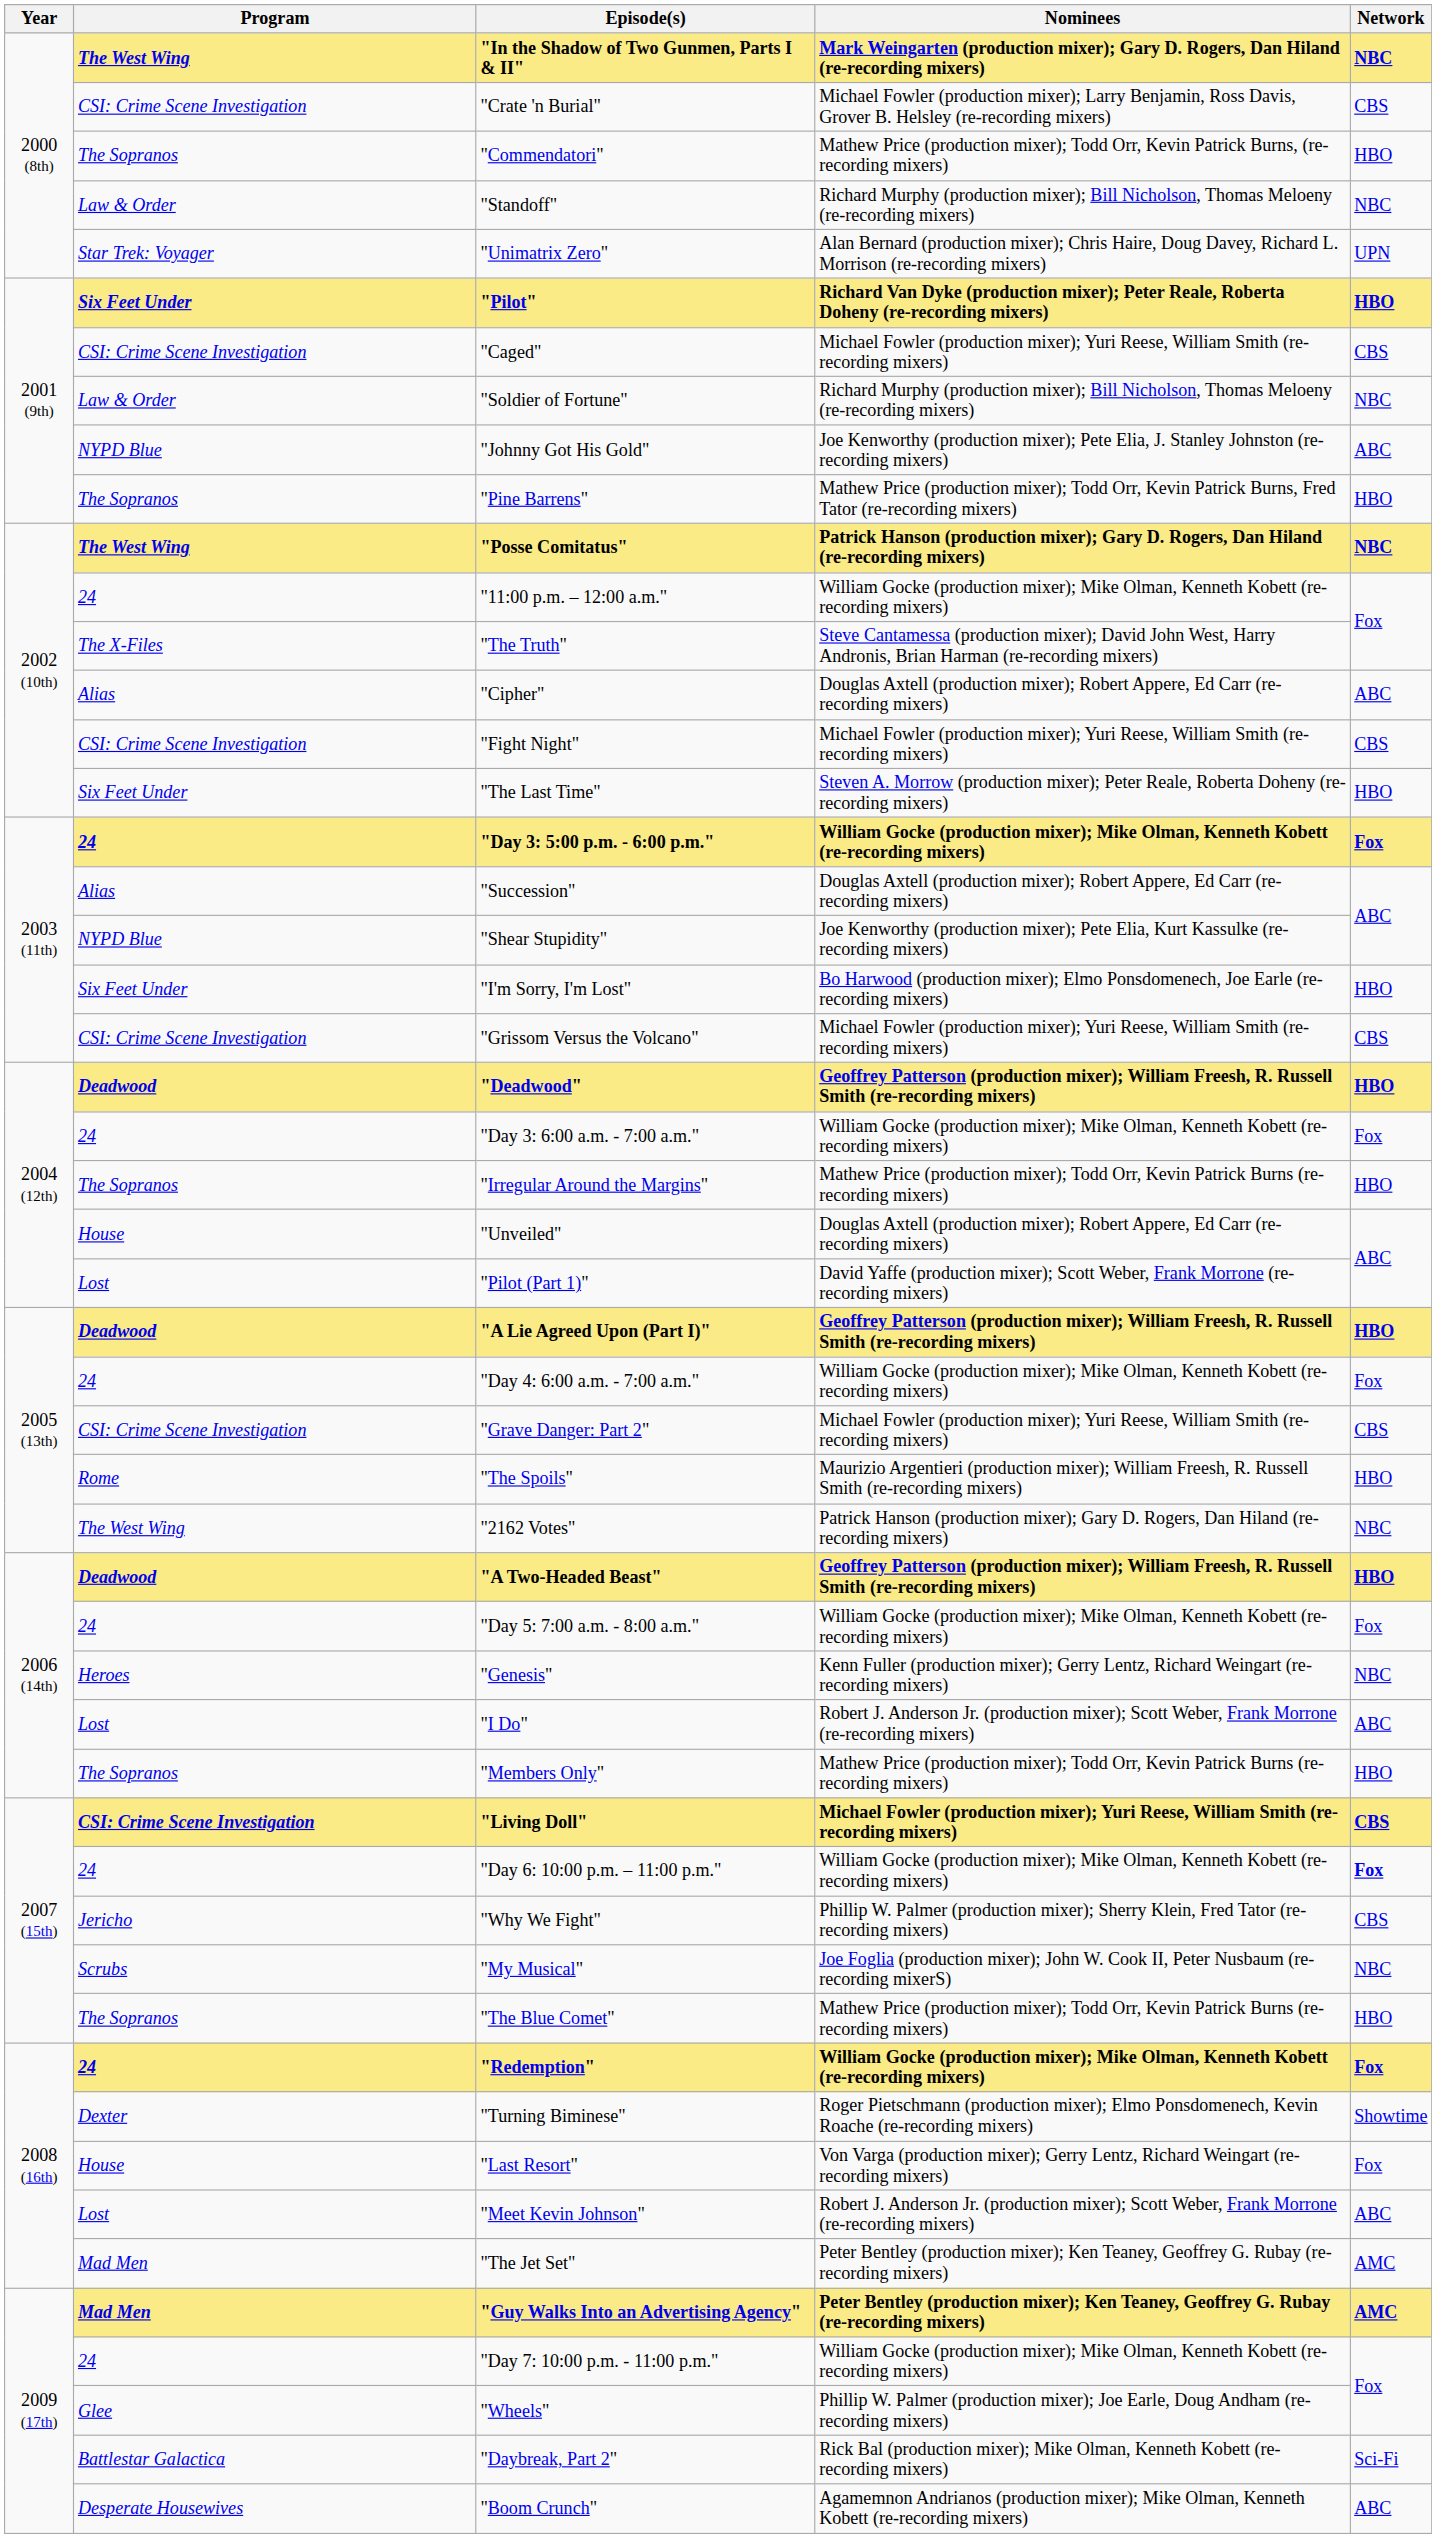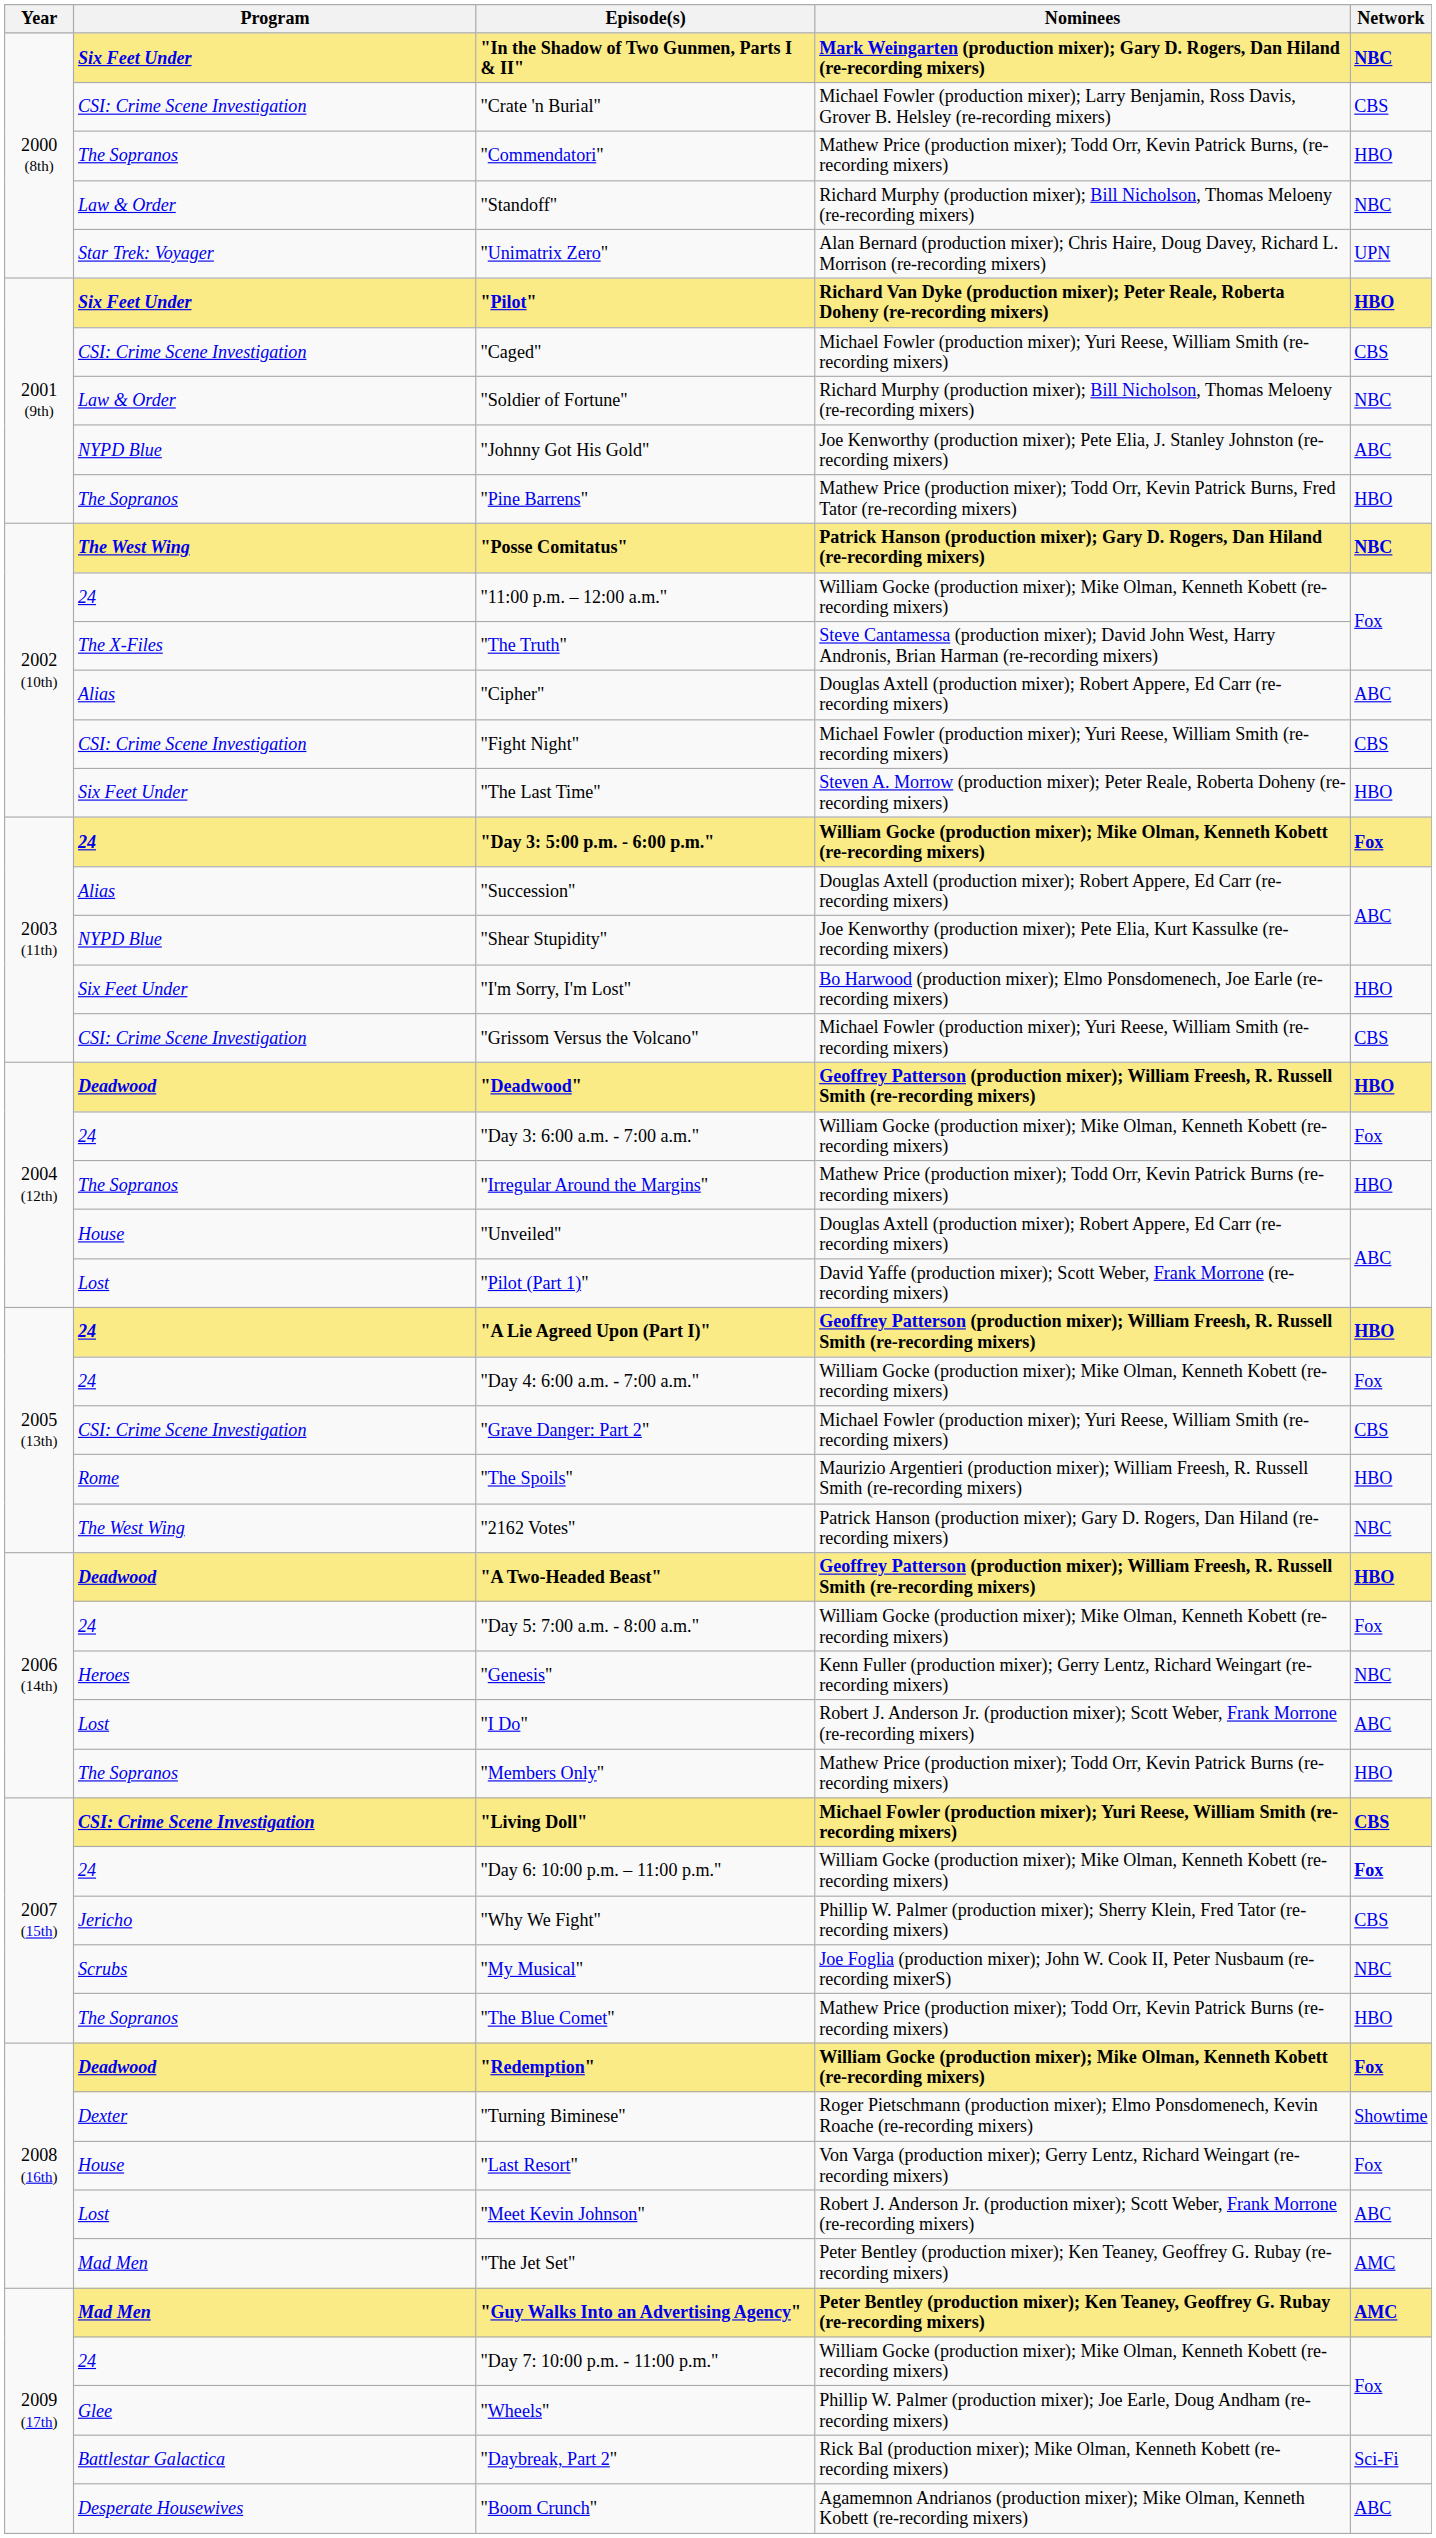(134, 57) The West Wing -> (135, 57) Six Feet Under
(117, 1332) Deadwood -> (87, 1332) 24
(87, 2067) 24 -> (117, 2067) Deadwood
